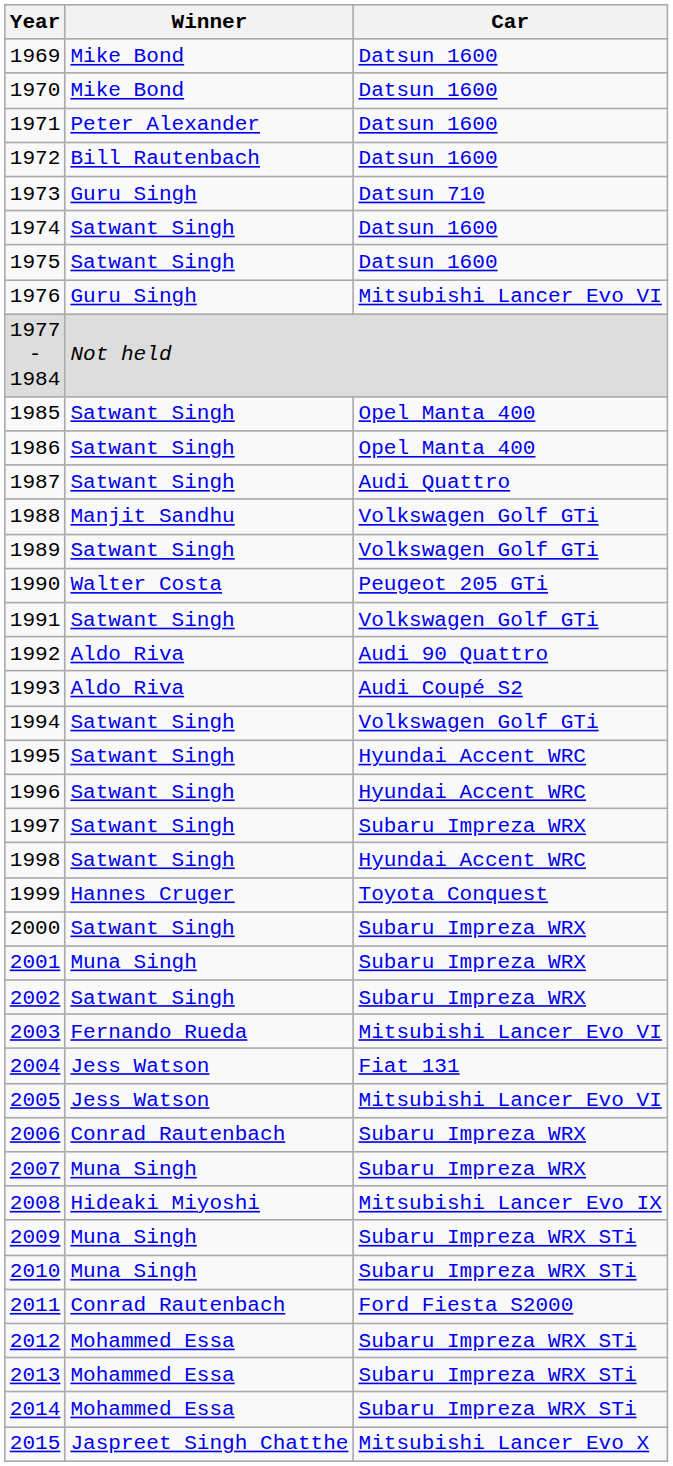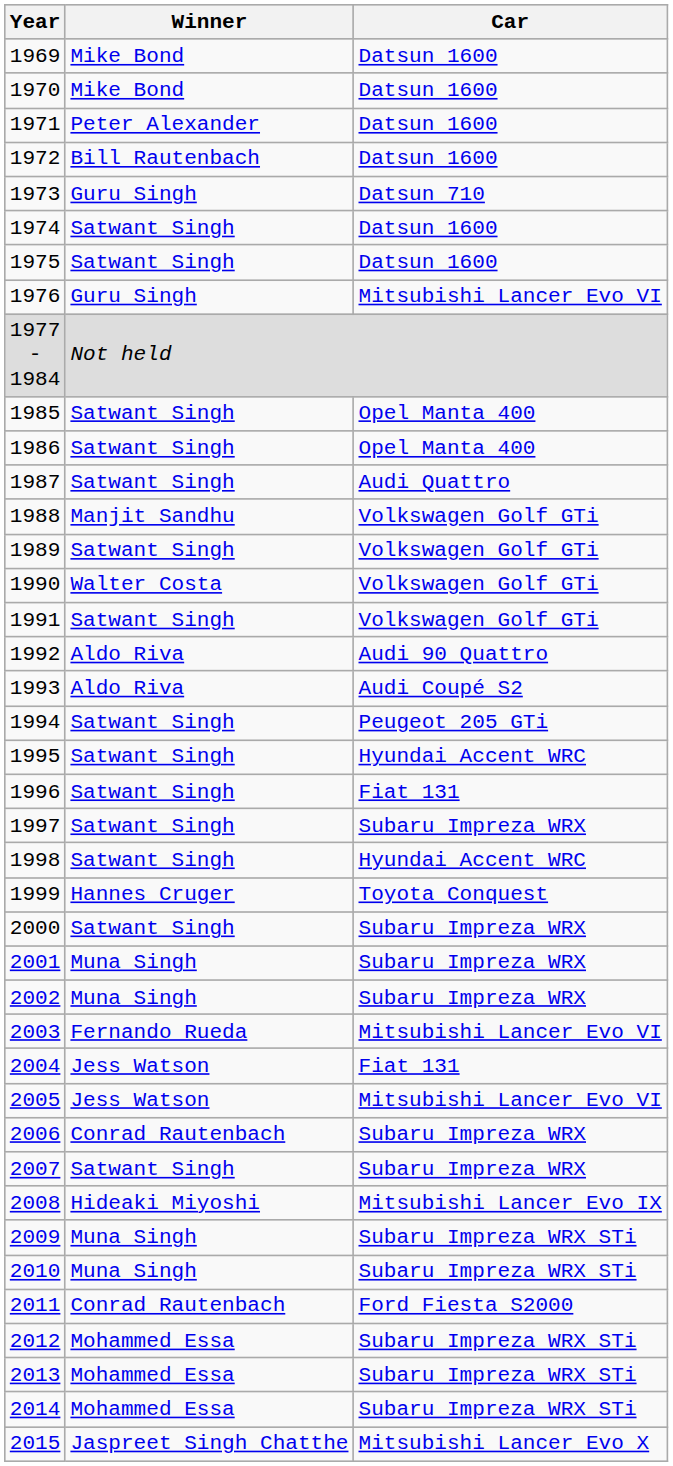(453, 585) Peugeot 205 GTi -> (479, 585) Volkswagen Golf GTi
(479, 723) Volkswagen Golf GTi -> (453, 723) Peugeot 205 GTi
(472, 791) Hyundai Accent WRC -> (409, 791) Fiat 131
(153, 997) Satwant Singh -> (134, 997) Muna Singh
(134, 1169) Muna Singh -> (153, 1169) Satwant Singh
